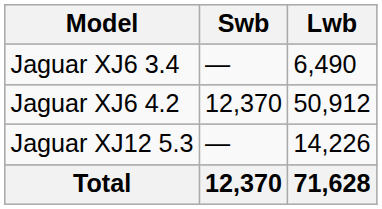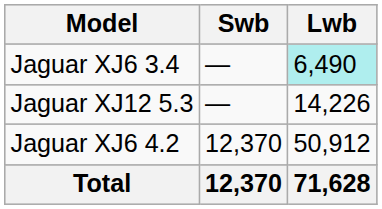(325, 64) no background -> (325, 64) paleturquoise background
rows swapped: (95, 104) <-> (102, 143)
